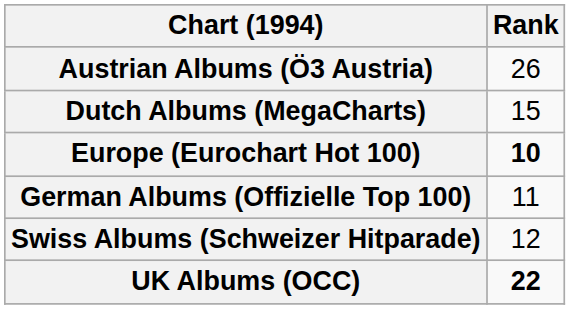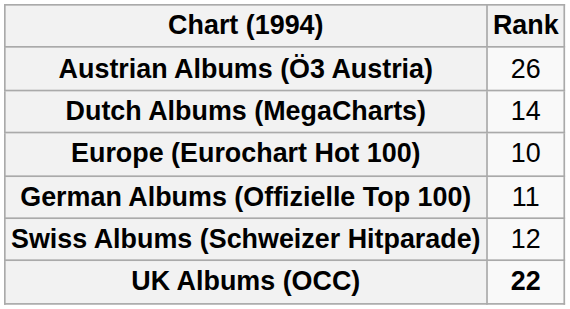(526, 111) 15 -> (526, 111) 14
(526, 153) bold -> (526, 153) normal
